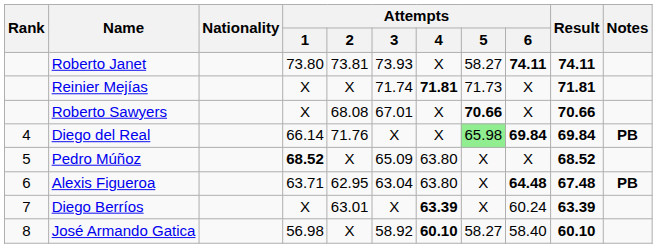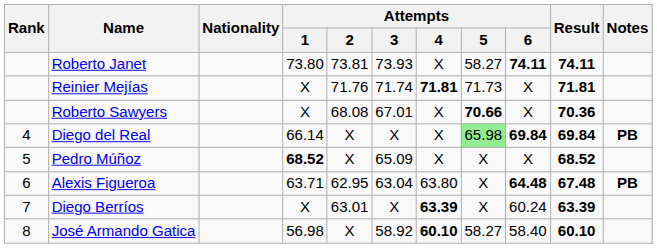(350, 87) X -> (350, 87) 71.76
(577, 111) 70.66 -> (577, 111) 70.36
(350, 135) 71.76 -> (350, 135) X
(439, 159) 63.80 -> (439, 159) X
